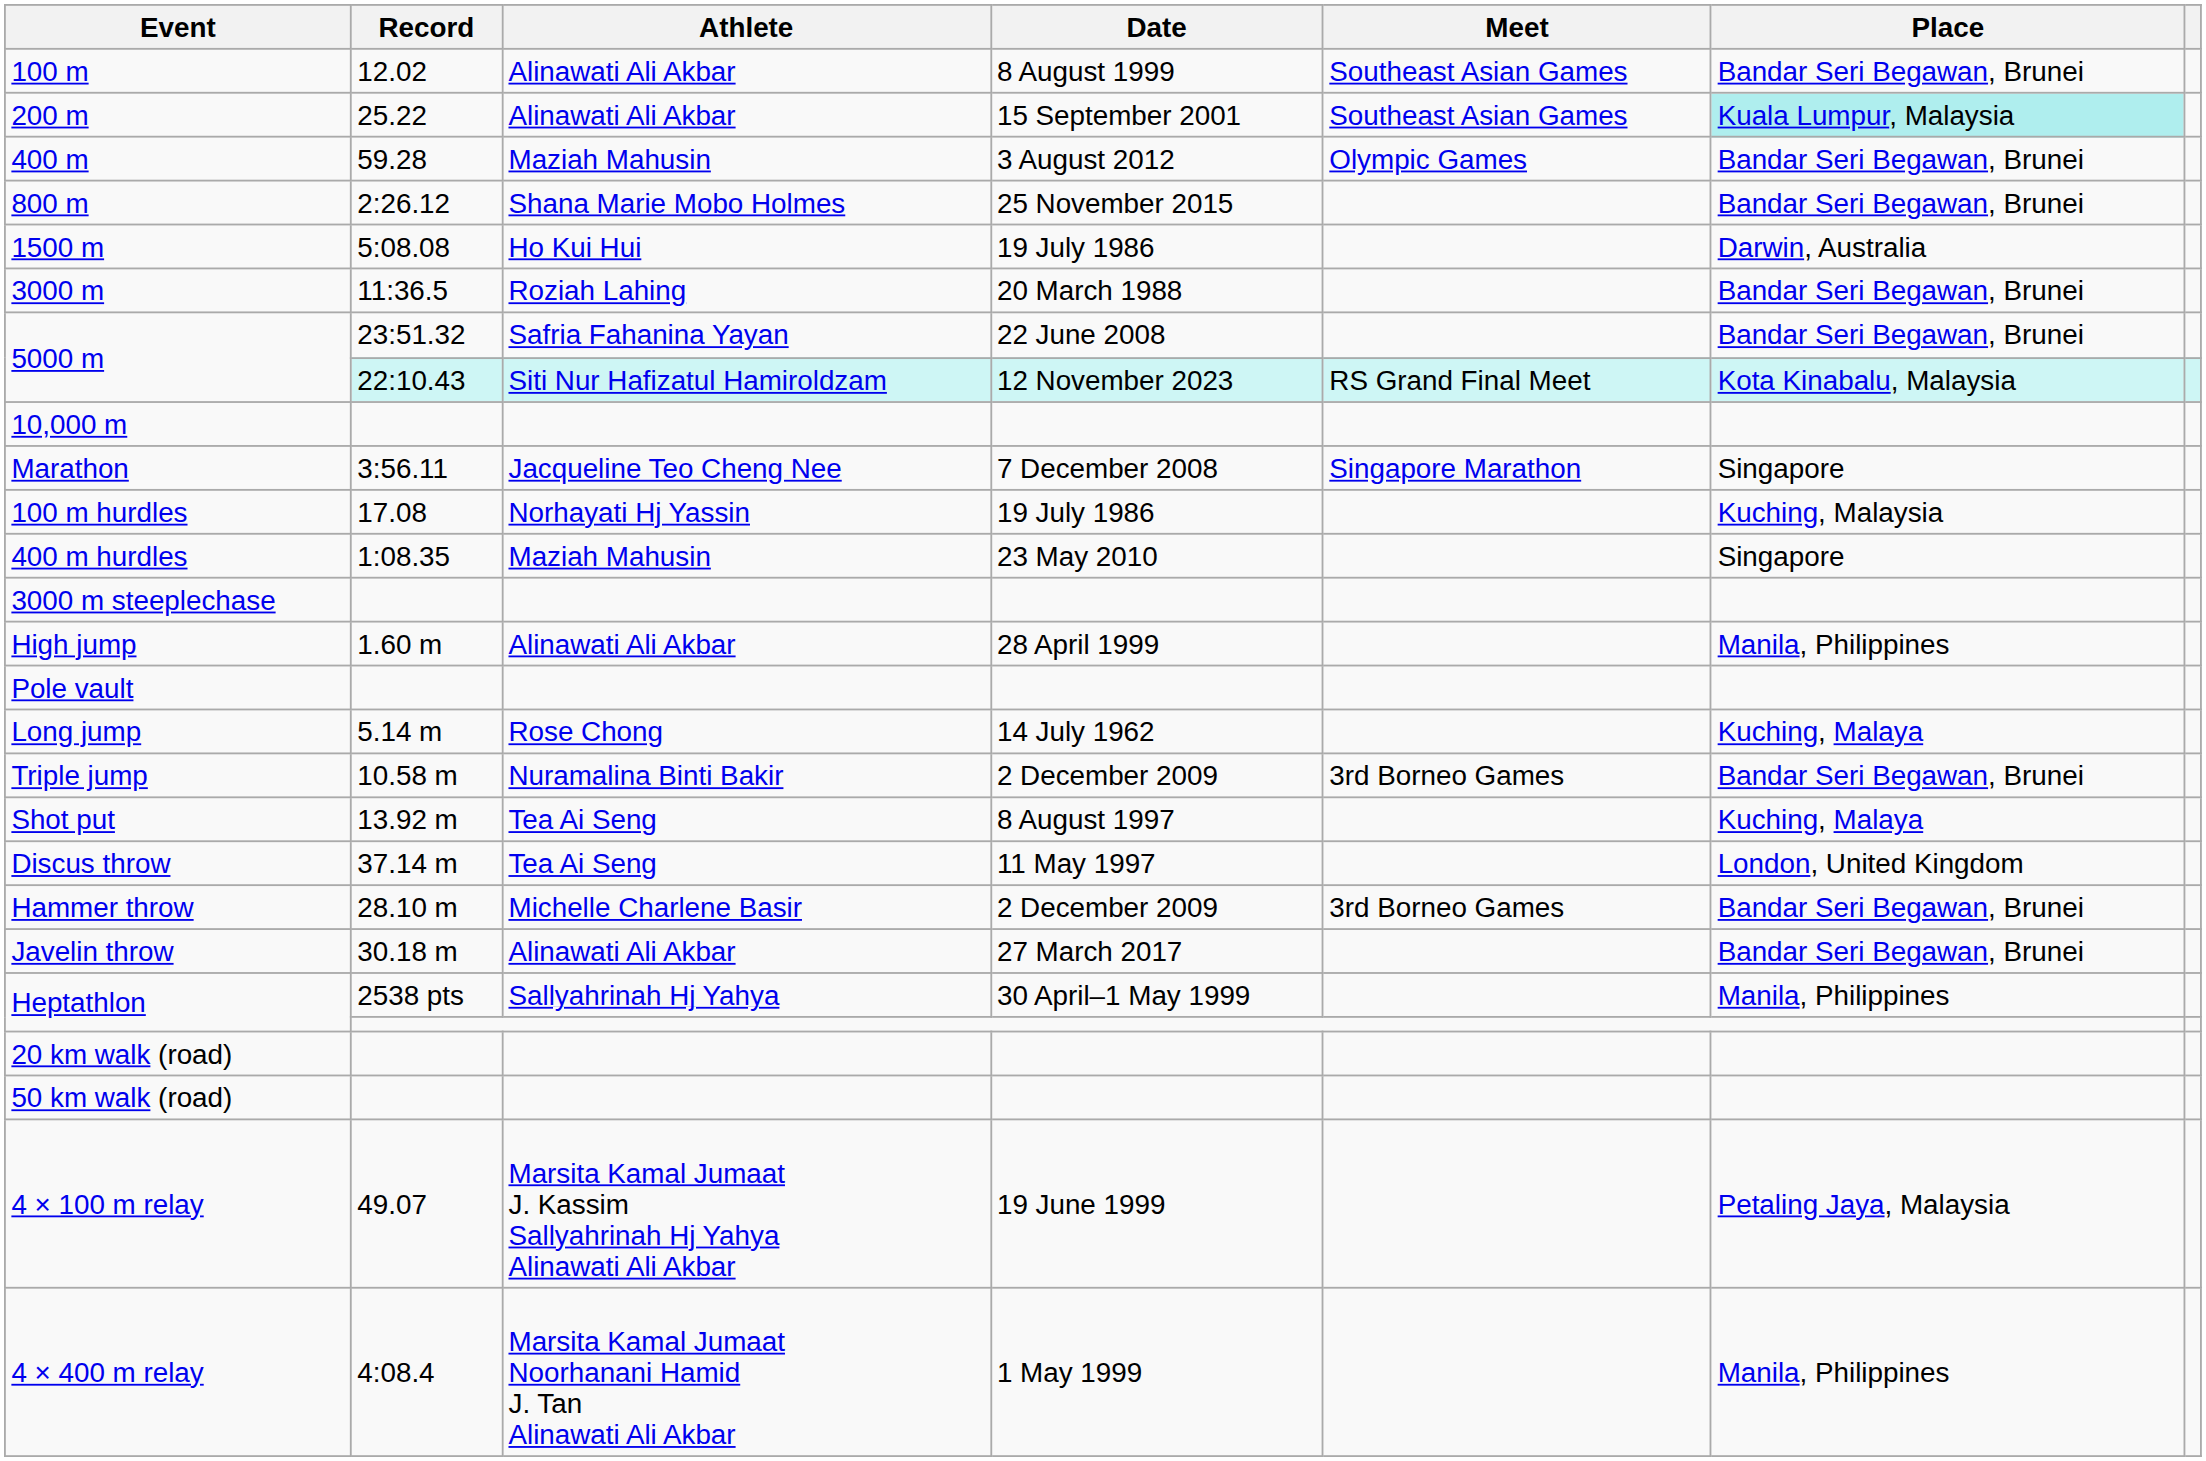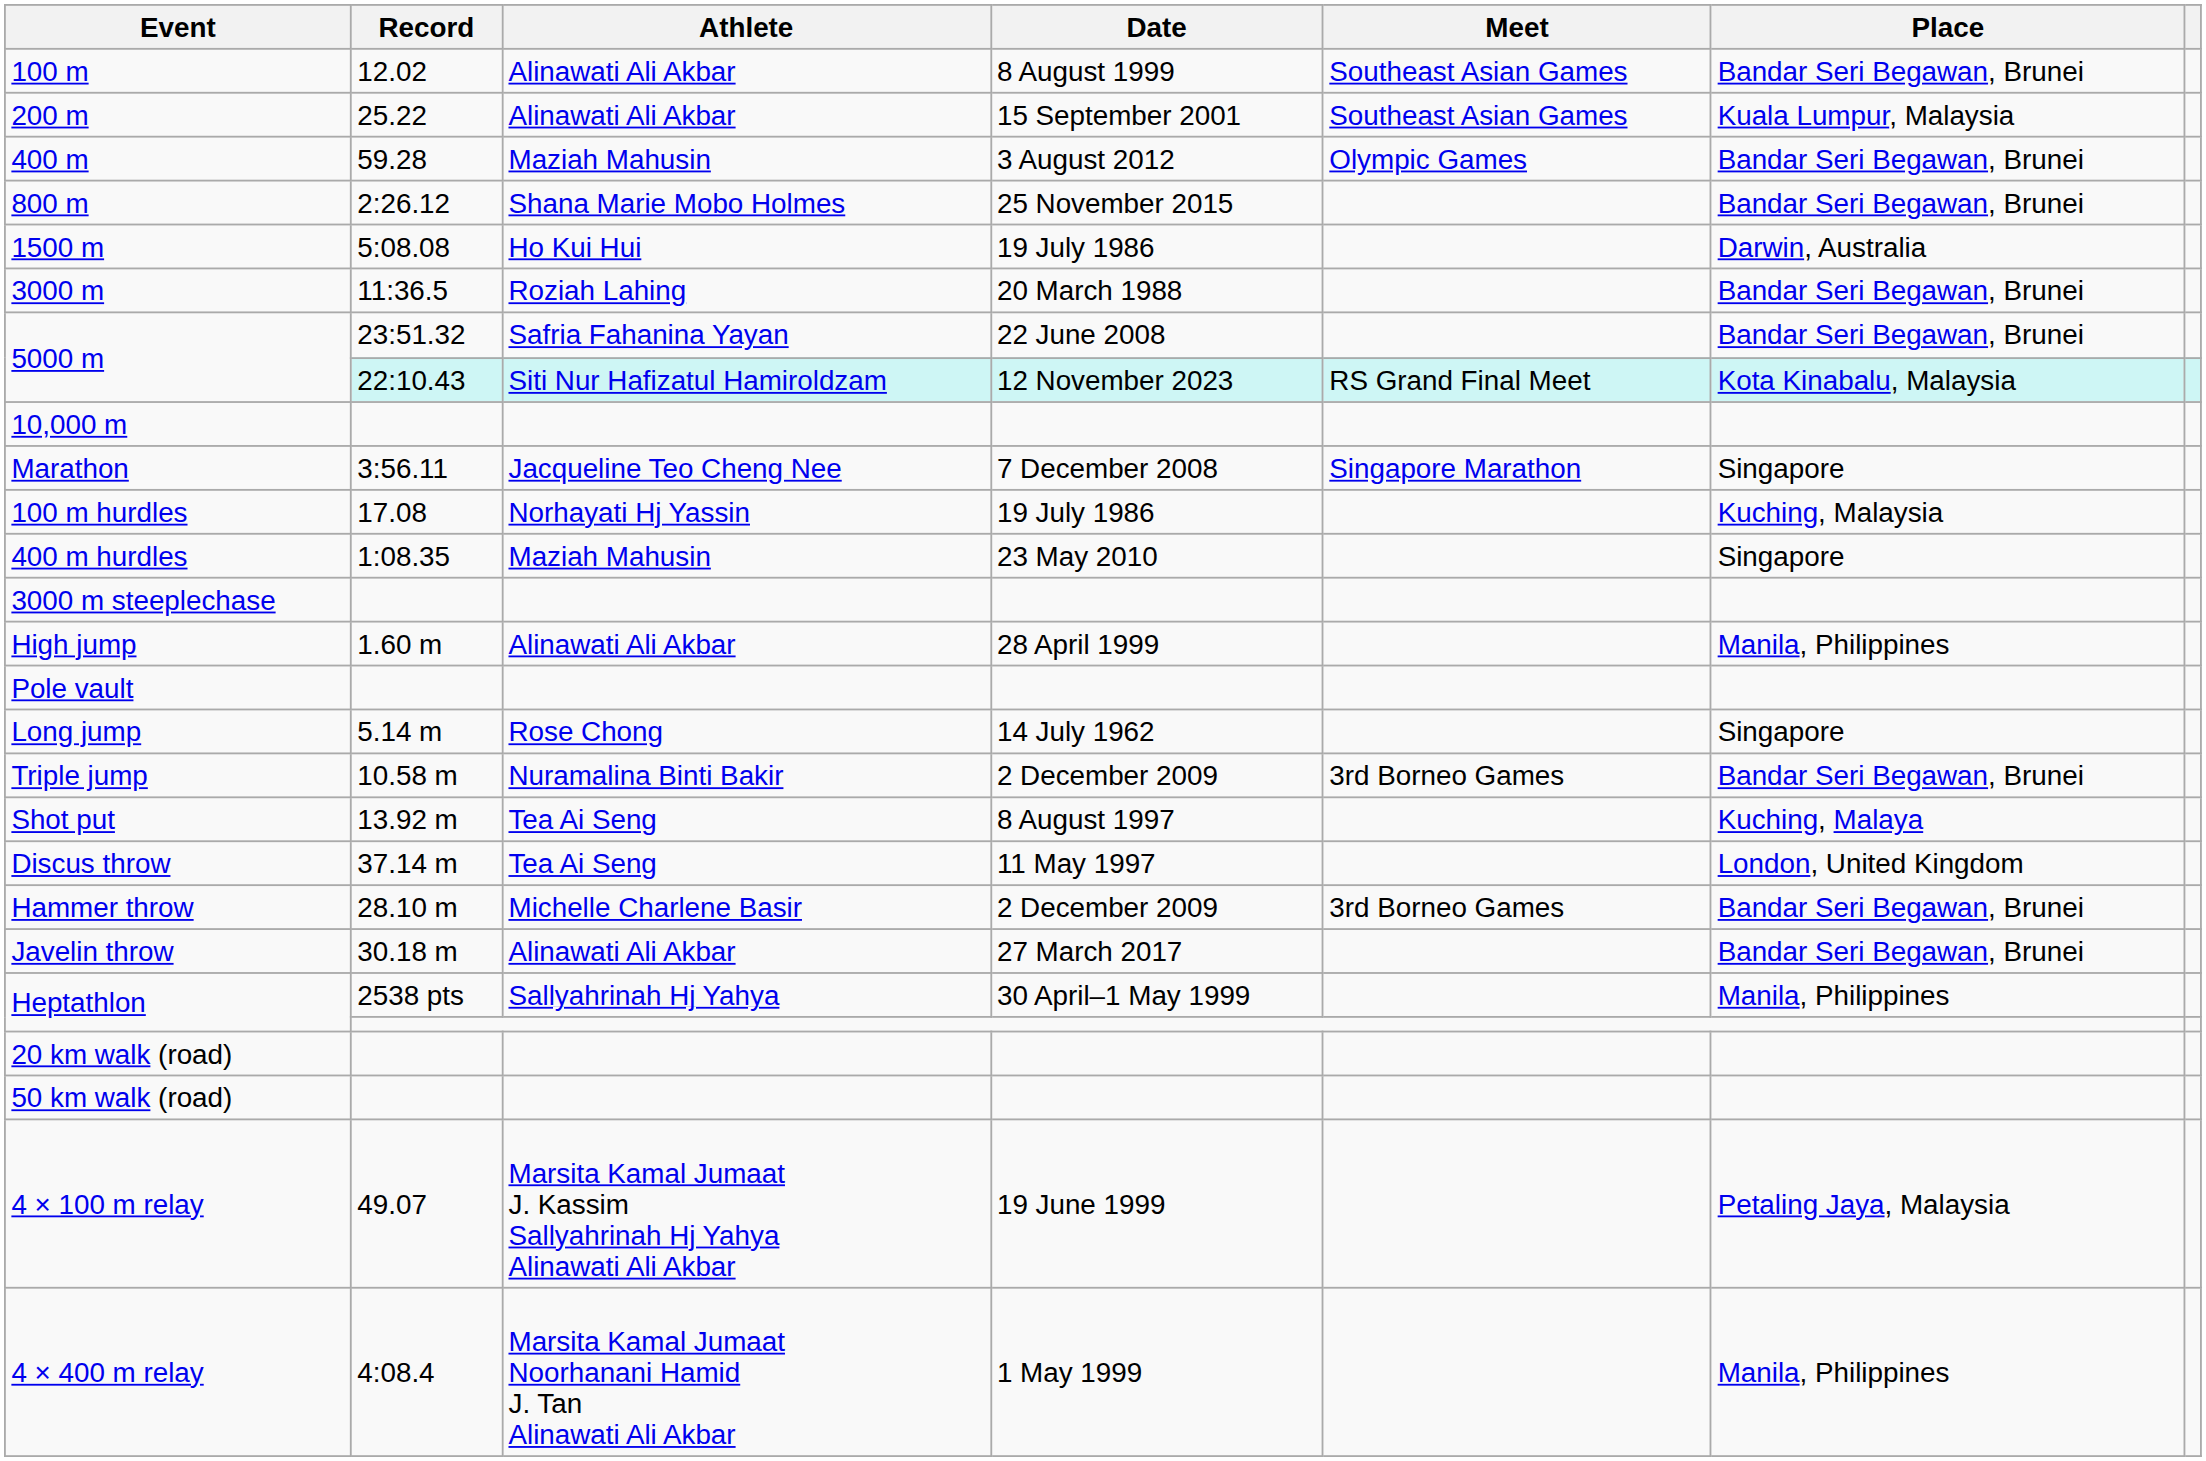(1866, 115) paleturquoise background -> (1866, 115) no background
(1820, 732) Kuching, Malaya -> (1781, 732) Singapore
